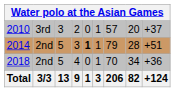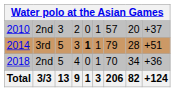(43, 29) 3rd -> (44, 29) 2nd
(44, 45) 2nd -> (43, 45) 3rd
